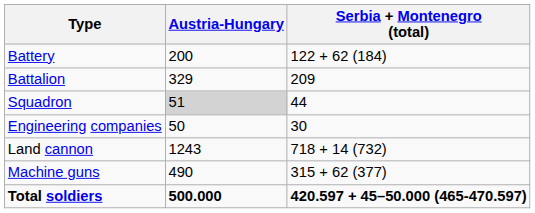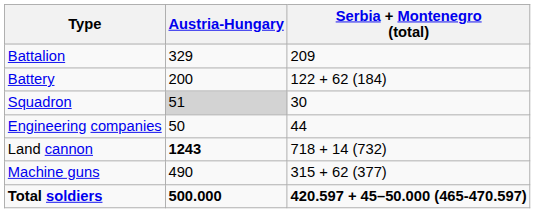rows swapped: (36, 79) <-> (31, 56)
(299, 102) 44 -> (299, 102) 30
(299, 126) 30 -> (299, 126) 44
(185, 149) normal -> (185, 149) bold
